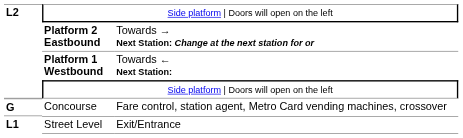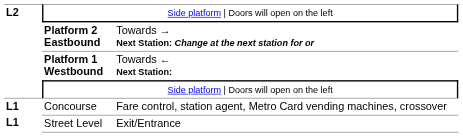(10, 107) G -> (12, 106) L1
